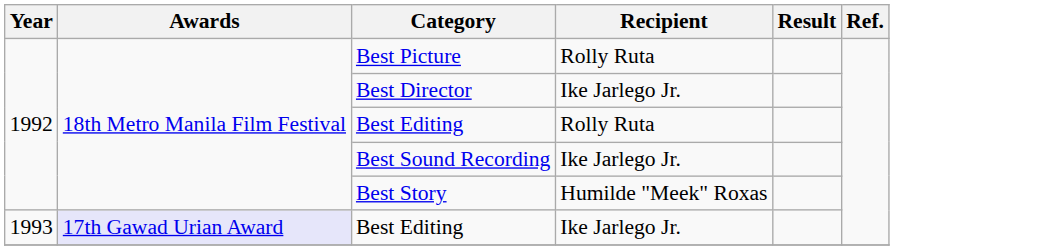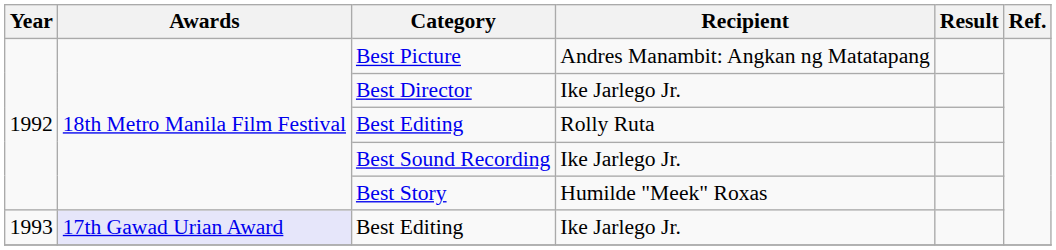(607, 55) Rolly Ruta -> (745, 55) Andres Manambit: Angkan ng Matatapang
